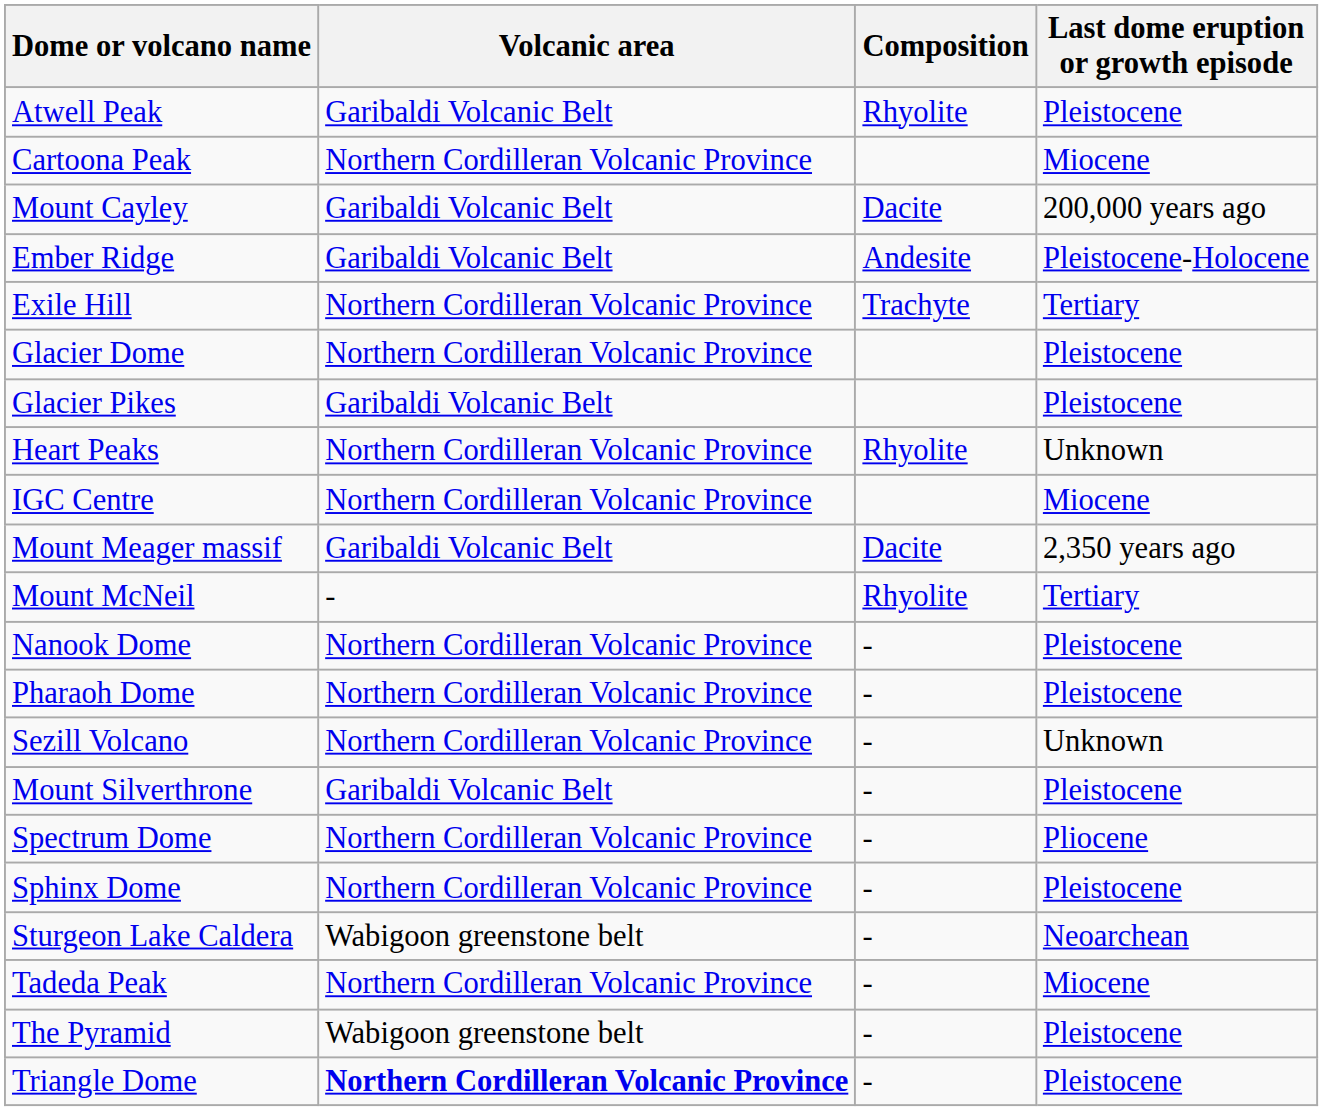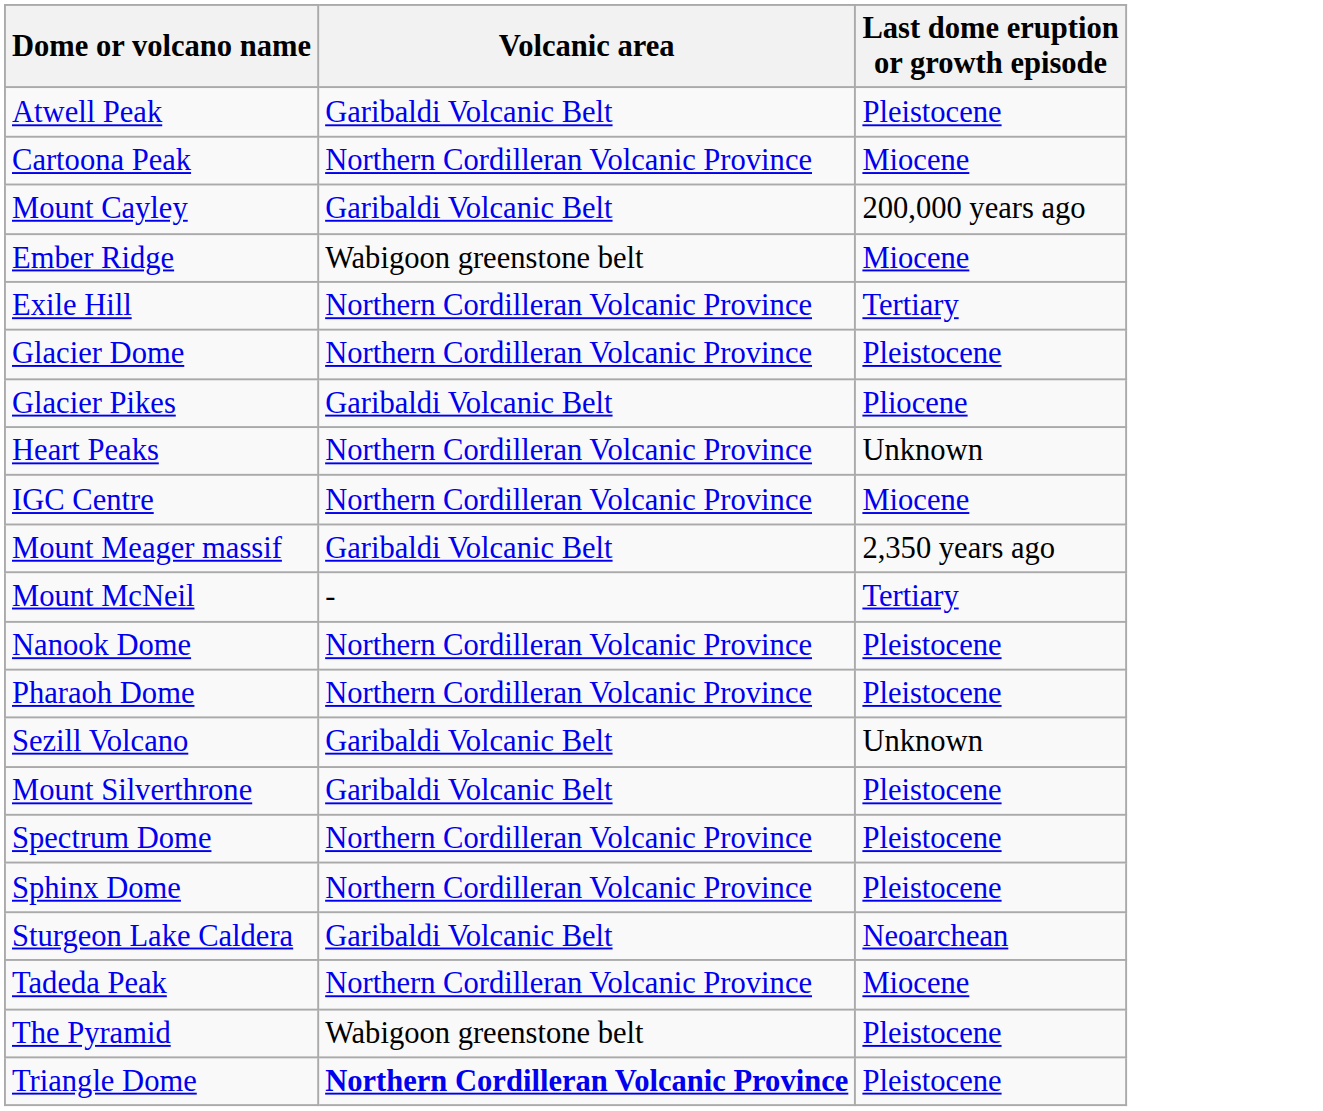- column: (946, 45)
(469, 256) Garibaldi Volcanic Belt -> (484, 256) Wabigoon greenstone belt
(1176, 256) Pleistocene-Holocene -> (916, 256) Miocene
(1112, 402) Pleistocene -> (915, 402) Pliocene
(569, 741) Northern Cordilleran Volcanic Province -> (469, 741) Garibaldi Volcanic Belt
(1096, 838) Pliocene -> (932, 838) Pleistocene
(484, 935) Wabigoon greenstone belt -> (469, 935) Garibaldi Volcanic Belt
